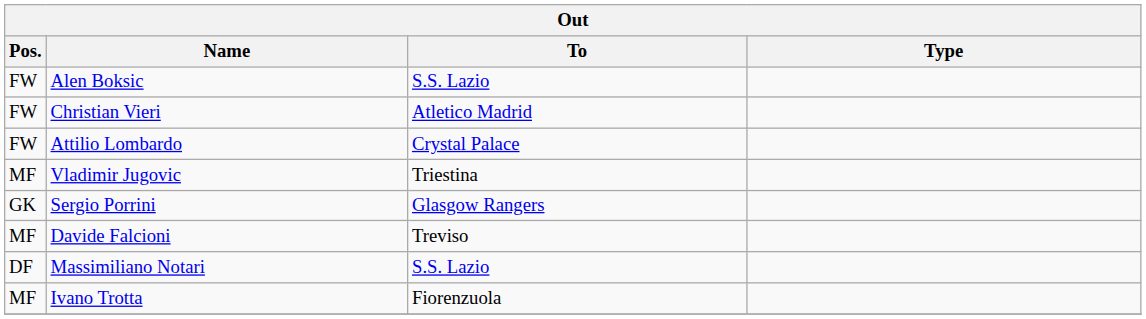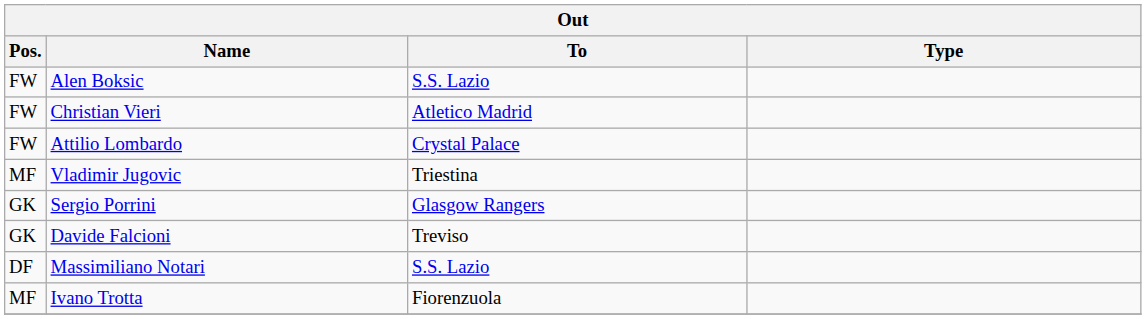(23, 236) MF -> (23, 236) GK
